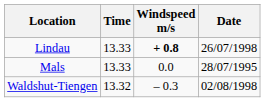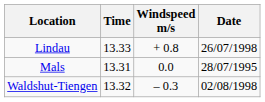(166, 47) bold -> (166, 47) normal
(117, 67) 13.33 -> (117, 67) 13.31
